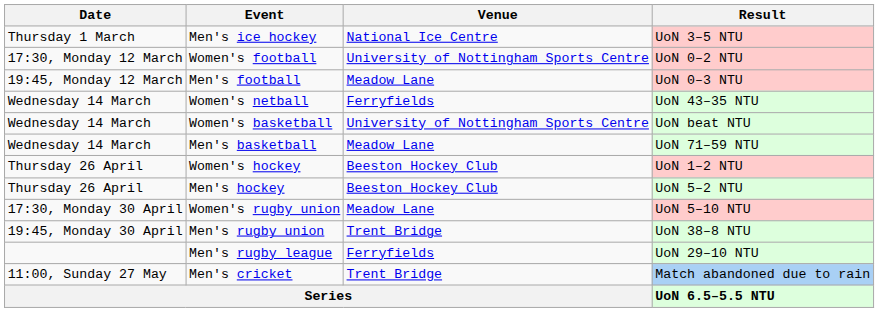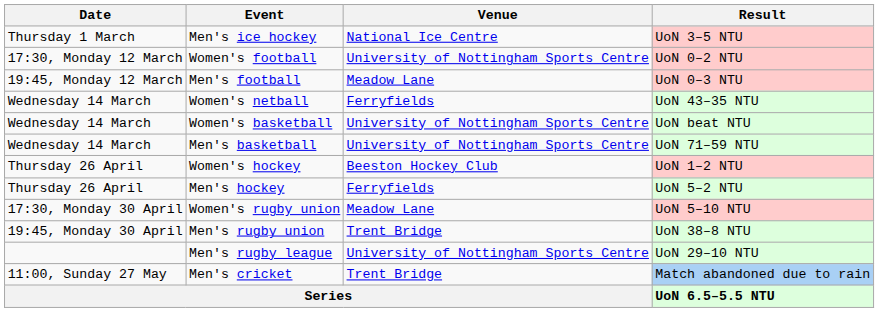(390, 145) Meadow Lane -> (498, 145) University of Nottingham Sports Centre
(422, 188) Beeston Hockey Club -> (390, 188) Ferryfields
(390, 253) Ferryfields -> (498, 253) University of Nottingham Sports Centre
